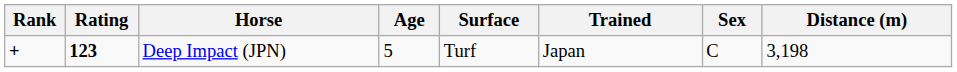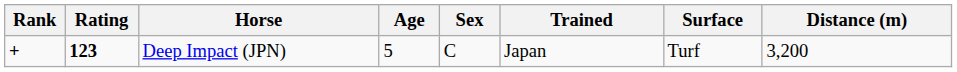columns swapped: (732, 20) <-> (489, 20)
(787, 50) 3,198 -> (787, 50) 3,200
